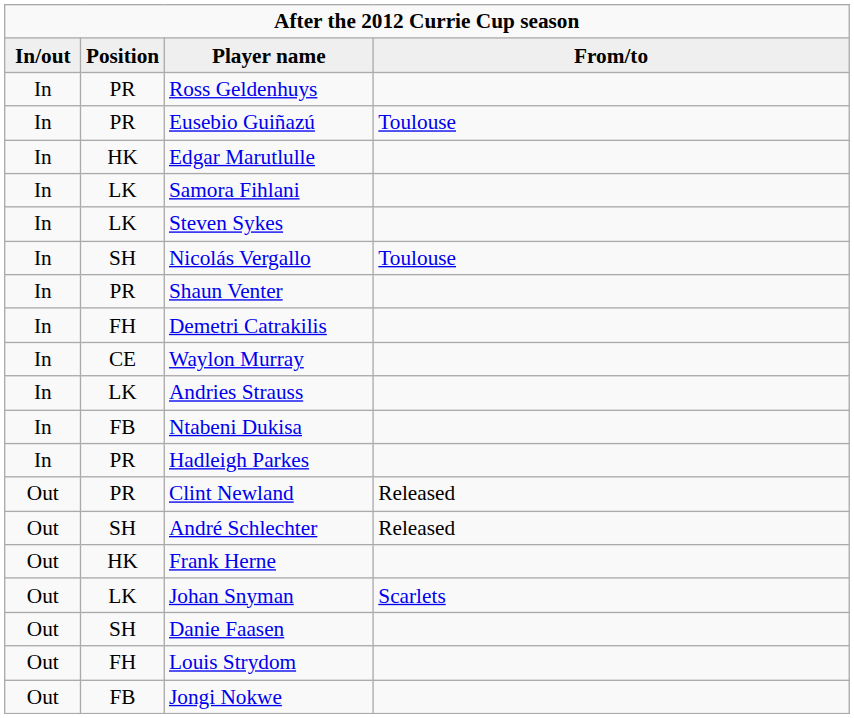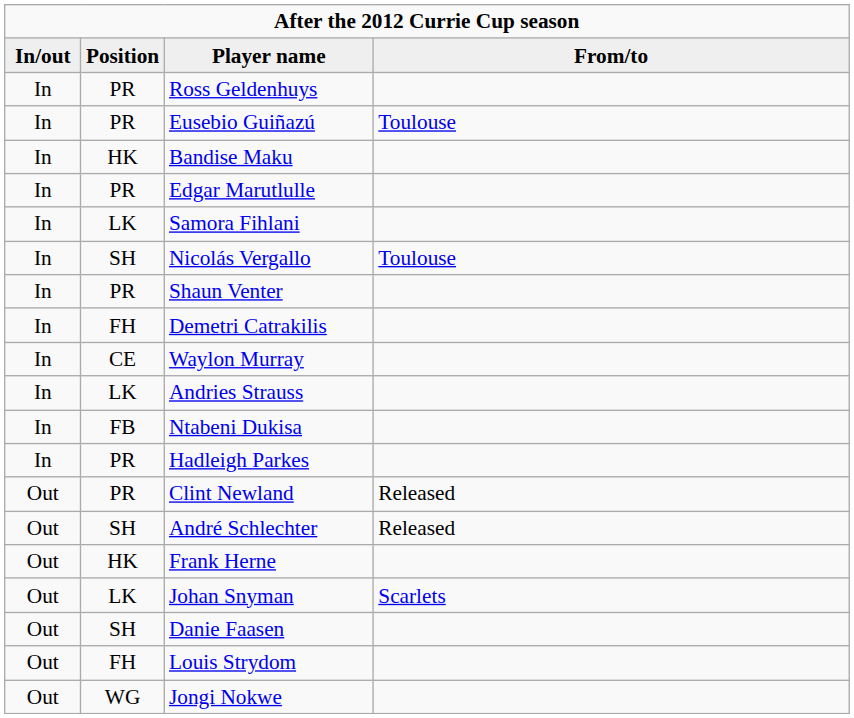+ row: (231, 156)
(123, 156) HK -> (123, 190) PR
- row: (226, 223)
(123, 696) FB -> (123, 696) WG
